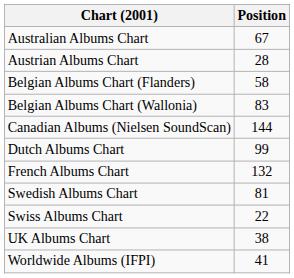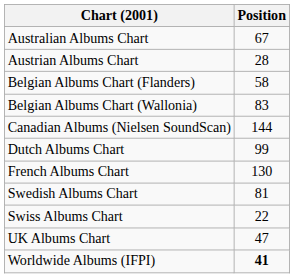(262, 171) 132 -> (262, 171) 130
(262, 238) 38 -> (262, 238) 47
(262, 261) normal -> (262, 261) bold
